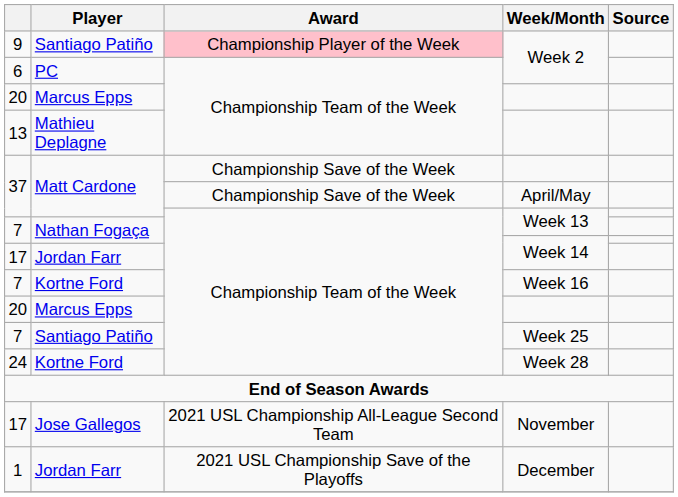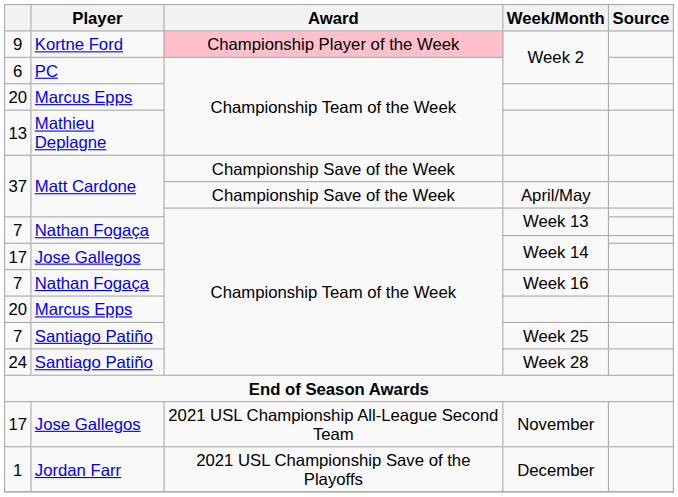(94, 44) Santiago Patiño -> (79, 44) Kortne Ford
(78, 256) Jordan Farr -> (88, 256) Jose Gallegos
(79, 283) Kortne Ford -> (92, 283) Nathan Fogaça
(79, 362) Kortne Ford -> (94, 362) Santiago Patiño
